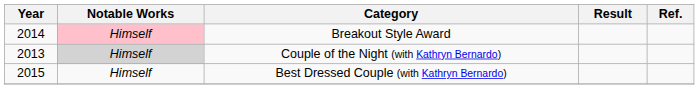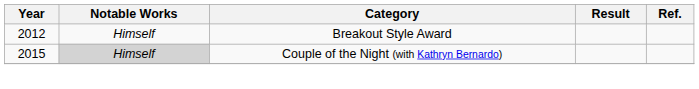(31, 34) 2014 -> (32, 34) 2012
(131, 34) pink background -> (134, 34) no background
(31, 53) 2013 -> (32, 53) 2015
- row: (391, 73)
